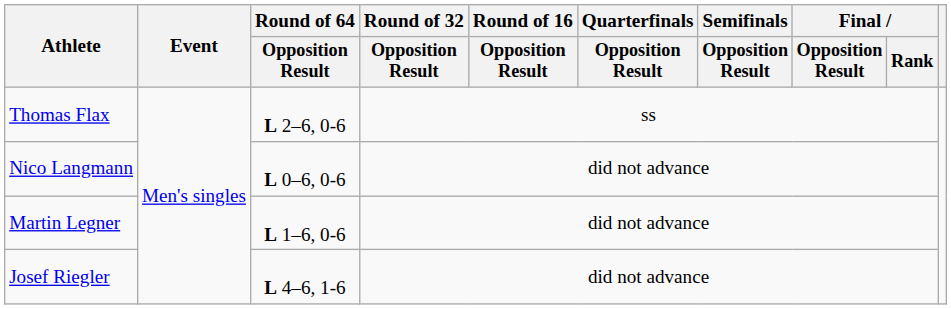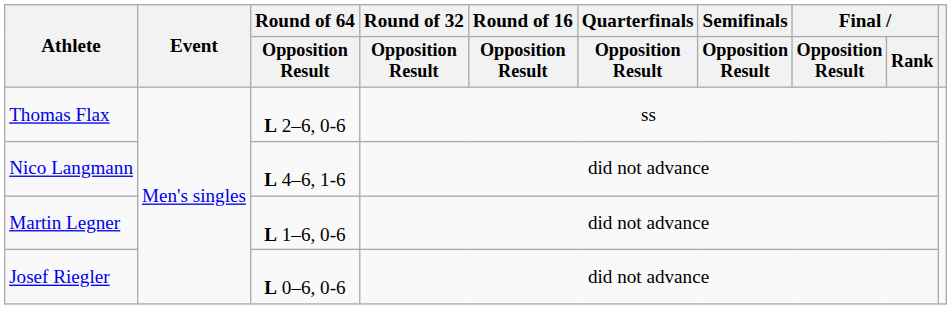(305, 180) L 0–6, 0-6 -> (305, 180) L 4–6, 1-6
(305, 288) L 4–6, 1-6 -> (305, 288) L 0–6, 0-6
